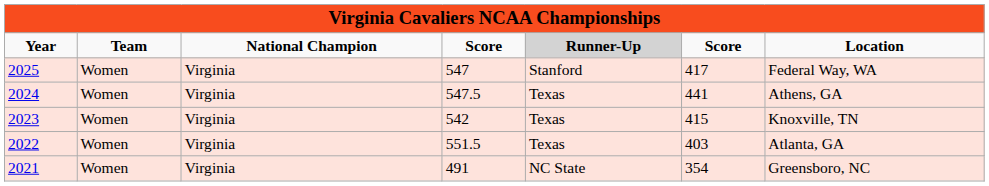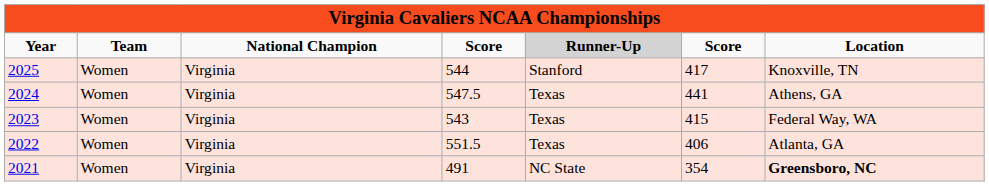(457, 69) 547 -> (457, 69) 544
(823, 69) Federal Way, WA -> (813, 69) Knoxville, TN
(457, 119) 542 -> (457, 119) 543
(813, 119) Knoxville, TN -> (823, 119) Federal Way, WA
(697, 143) 403 -> (697, 143) 406
(819, 168) normal -> (822, 168) bold
